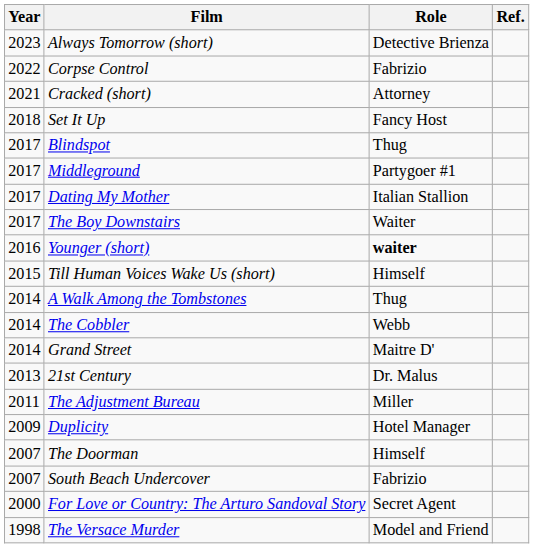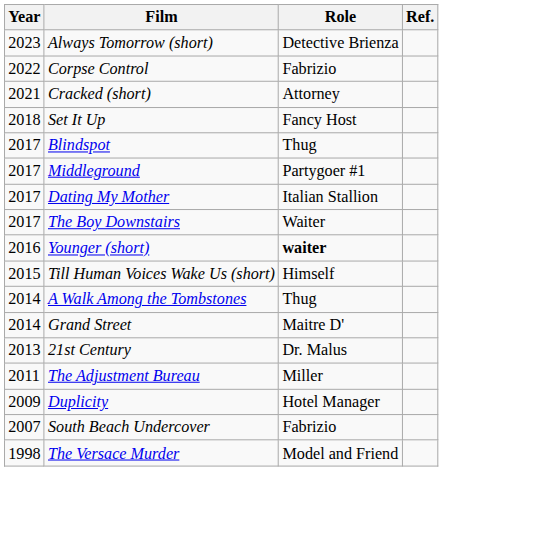- row: (89, 324)
- row: (93, 453)
- row: (207, 504)
